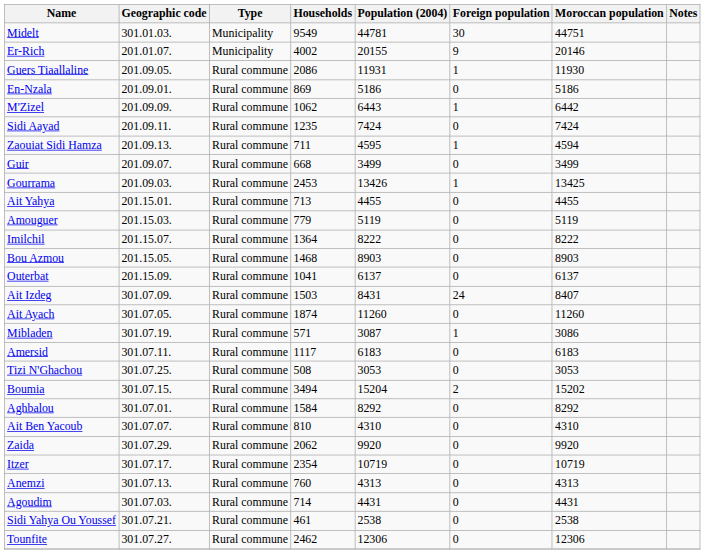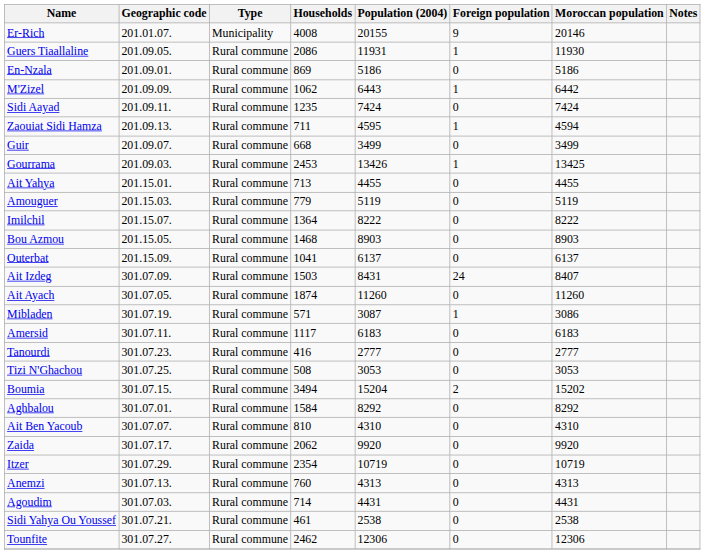- row: (23, 32)
(305, 51) 4002 -> (305, 32) 4008
+ row: (28, 351)
(147, 445) 301.07.29. -> (147, 445) 301.07.17.
(147, 464) 301.07.17. -> (147, 464) 301.07.29.
